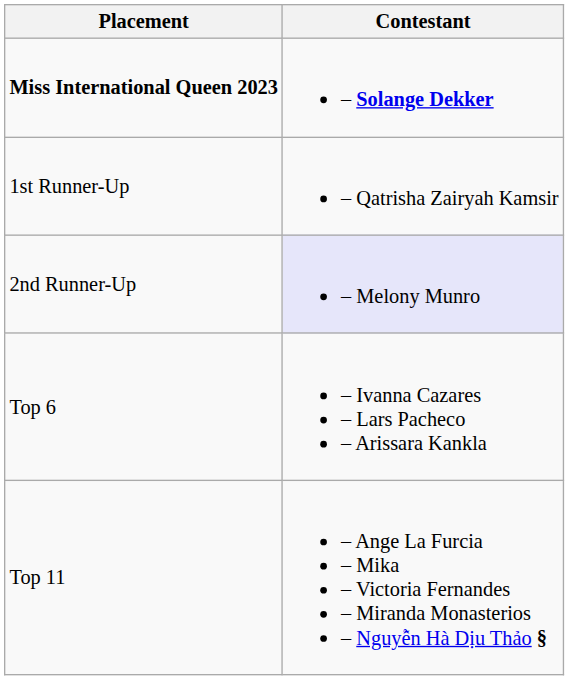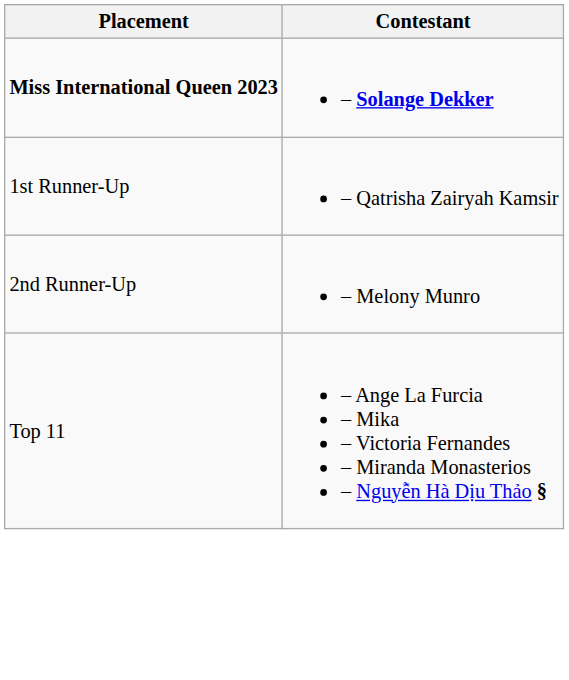(423, 297) lavender background -> (423, 297) no background
- row: (33, 406)
